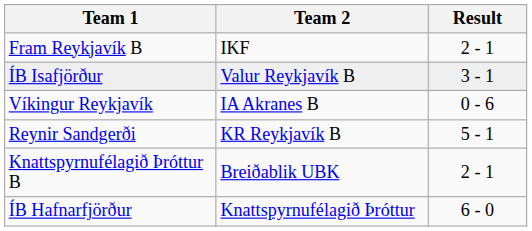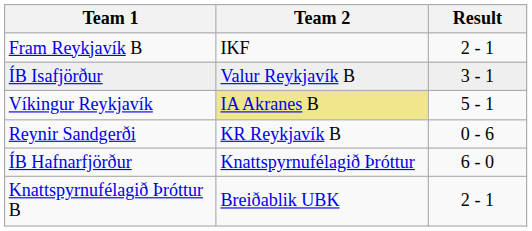(270, 104) no background -> (270, 104) khaki background
(477, 104) 0 - 6 -> (477, 104) 5 - 1
(477, 133) 5 - 1 -> (477, 133) 0 - 6
rows swapped: (106, 172) <-> (70, 211)
